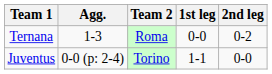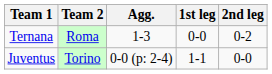columns swapped: (93, 15) <-> (151, 15)
